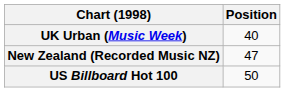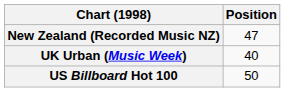rows swapped: (114, 55) <-> (114, 35)
